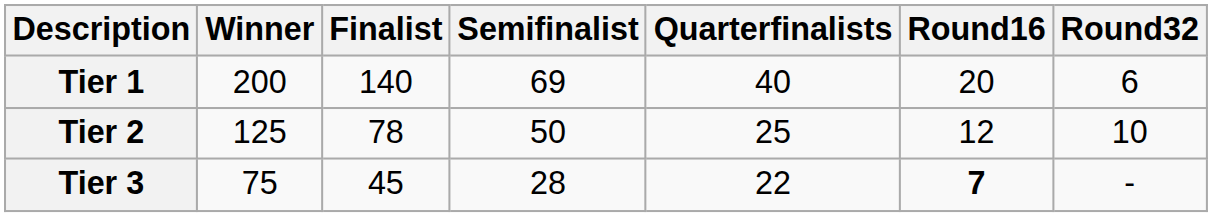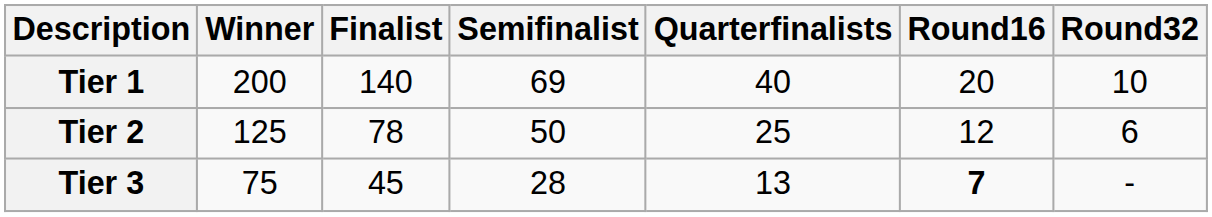(1130, 81) 6 -> (1130, 81) 10
(1130, 132) 10 -> (1130, 132) 6
(773, 183) 22 -> (773, 183) 13
